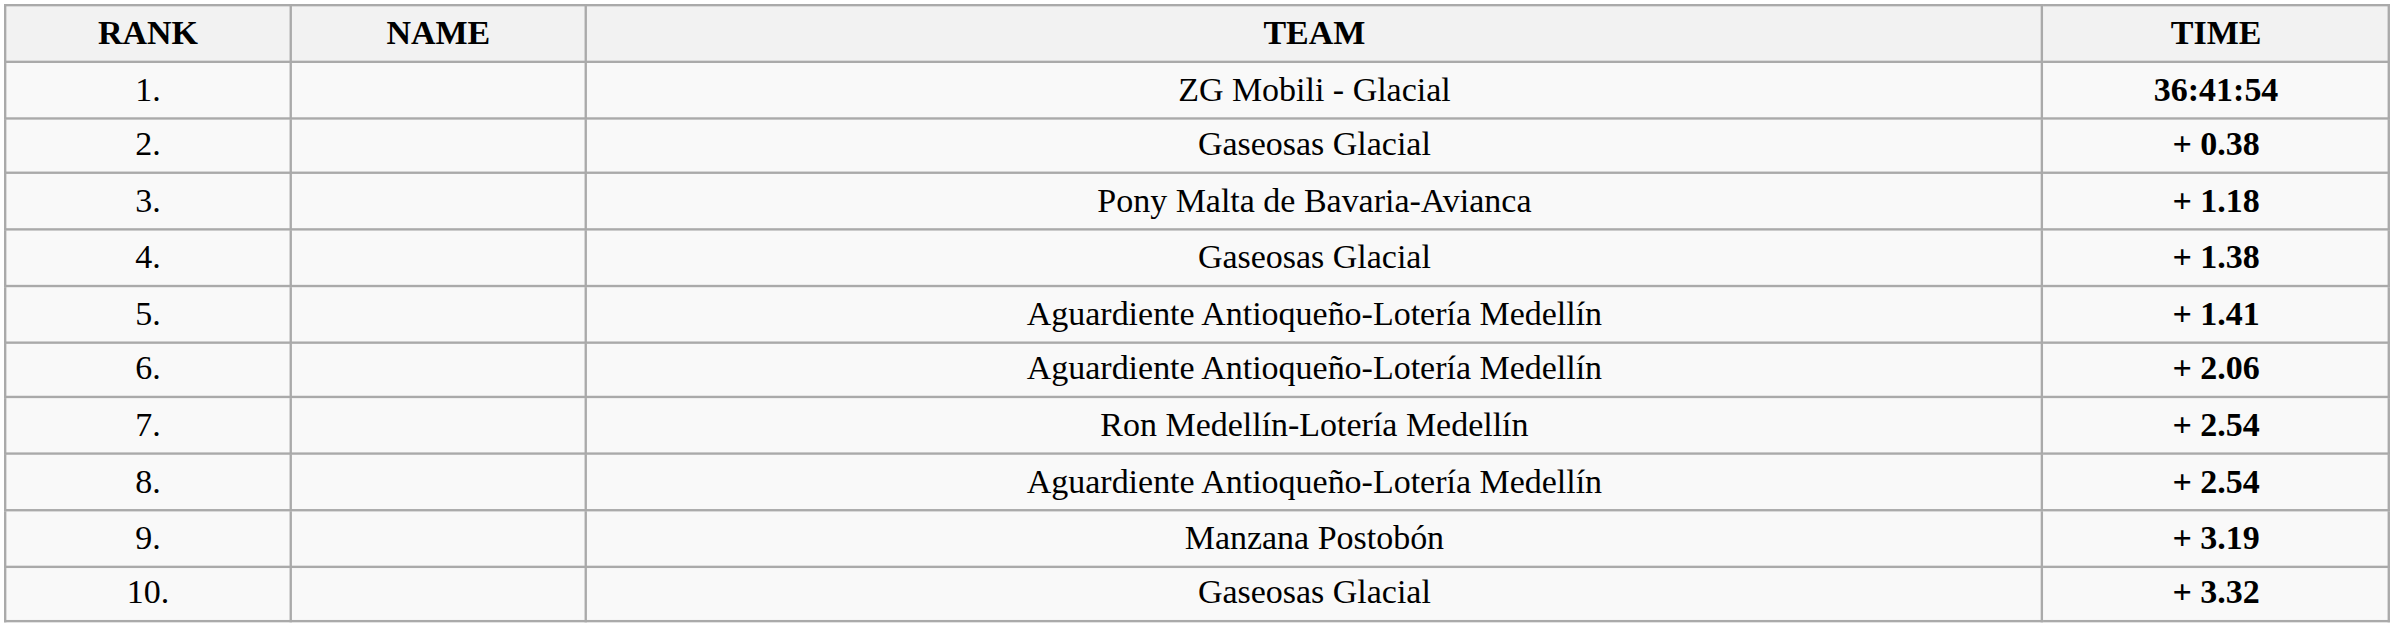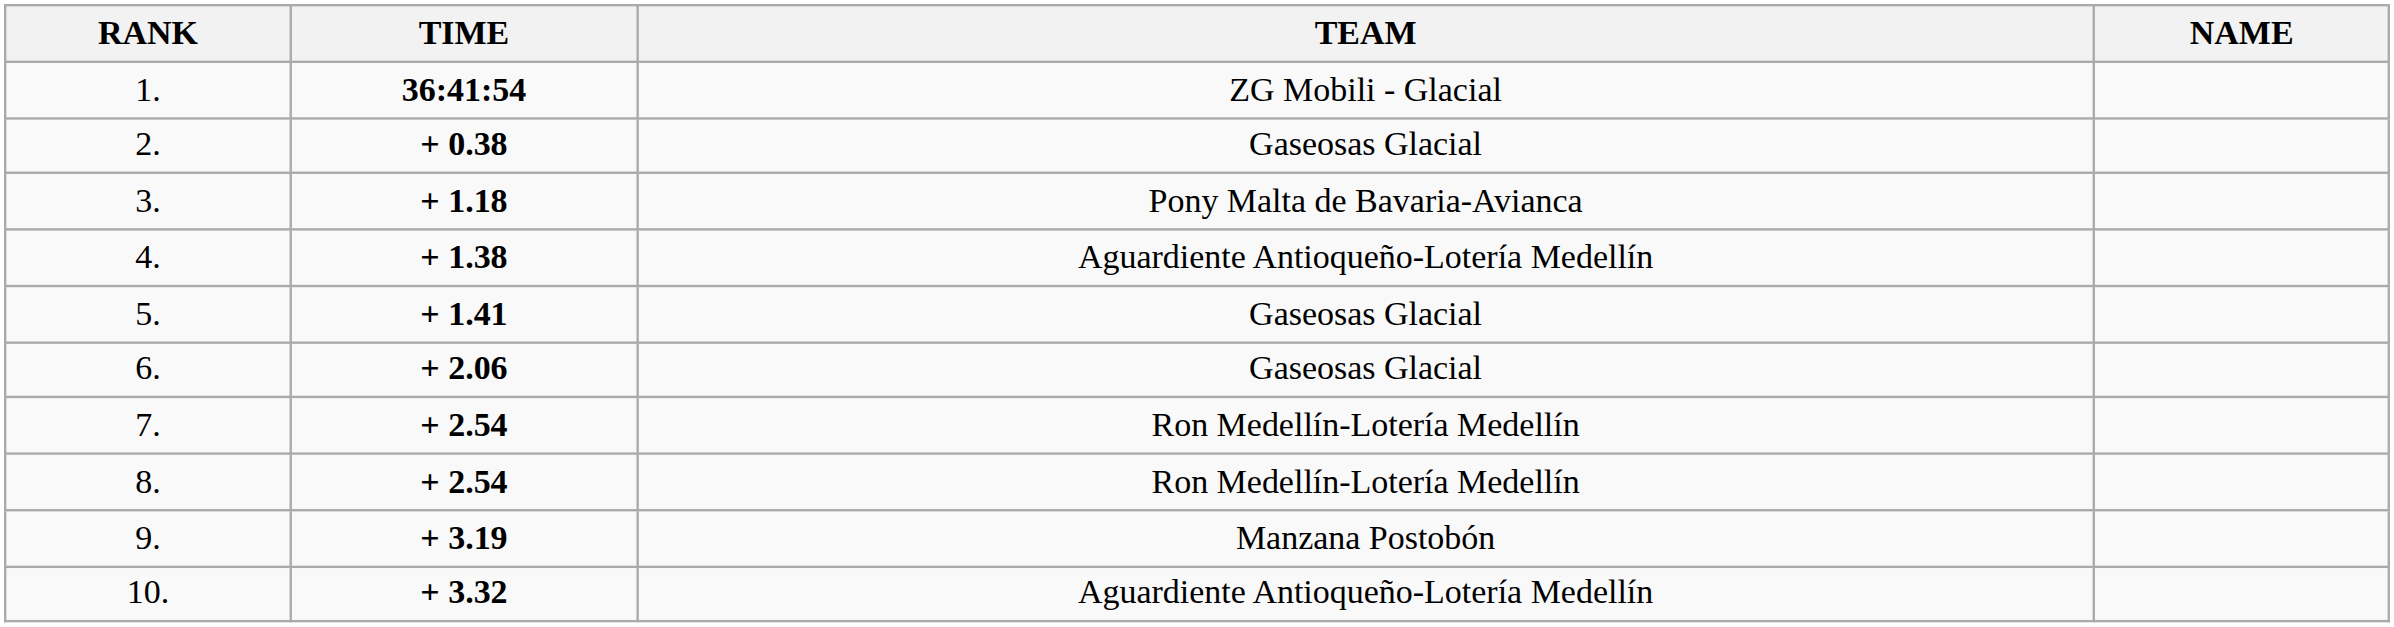columns swapped: (438, 32) <-> (2216, 32)
(1314, 257) Gaseosas Glacial -> (1366, 257) Aguardiente Antioqueño-Lotería Medellín
(1314, 313) Aguardiente Antioqueño-Lotería Medellín -> (1366, 313) Gaseosas Glacial
(1314, 369) Aguardiente Antioqueño-Lotería Medellín -> (1366, 369) Gaseosas Glacial
(1314, 481) Aguardiente Antioqueño-Lotería Medellín -> (1366, 481) Ron Medellín-Lotería Medellín
(1314, 593) Gaseosas Glacial -> (1366, 593) Aguardiente Antioqueño-Lotería Medellín
